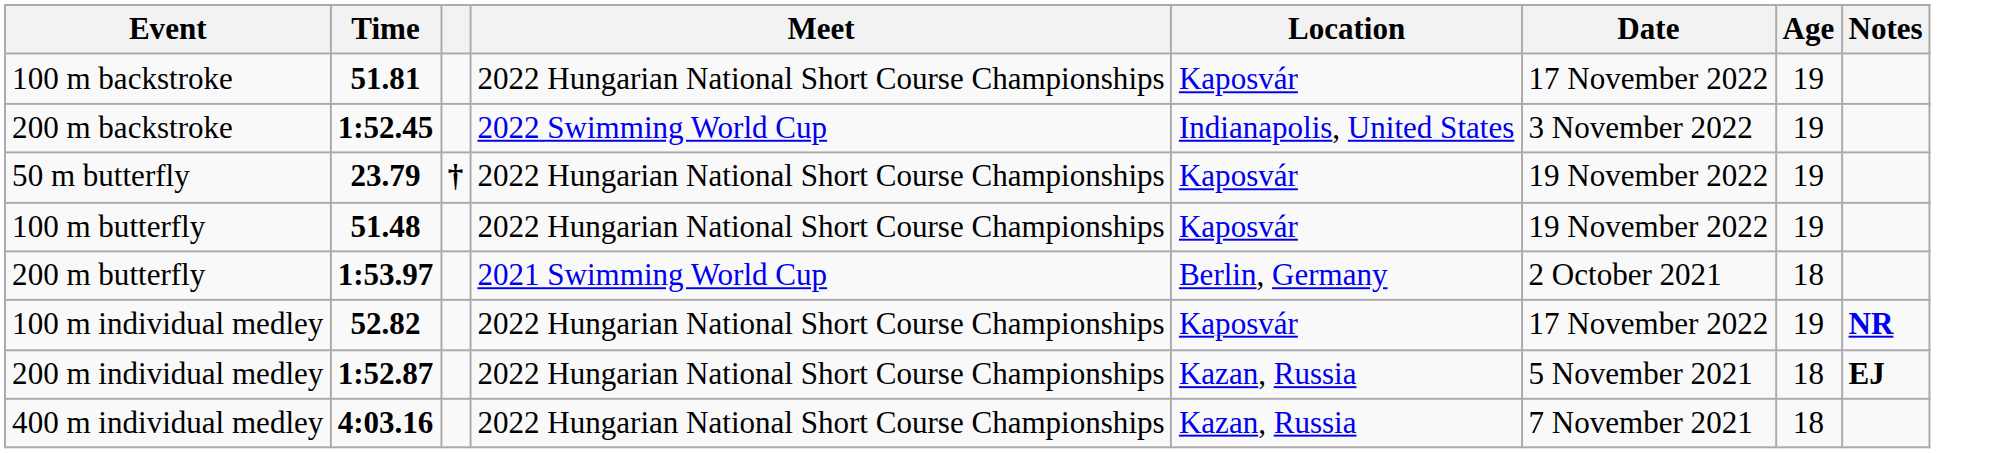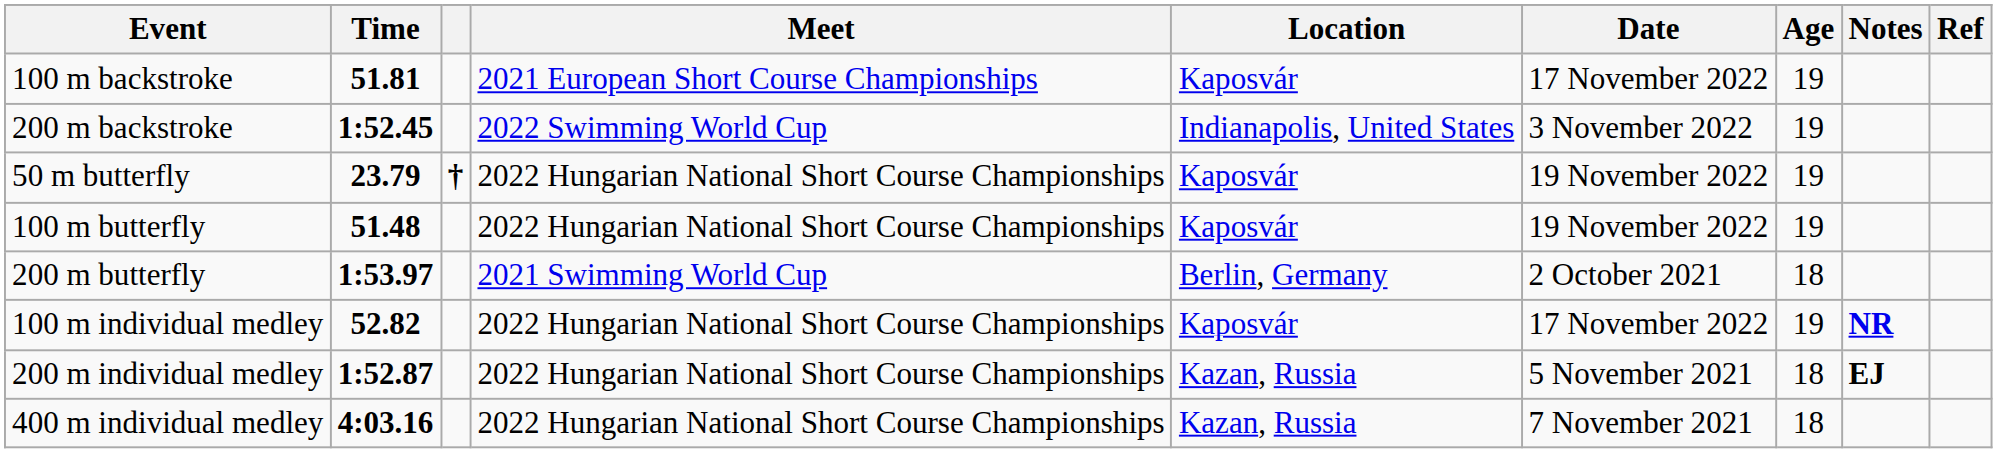+ column: (1960, 29)
(821, 78) 2022 Hungarian National Short Course Championships -> (758, 78) 2021 European Short Course Championships
